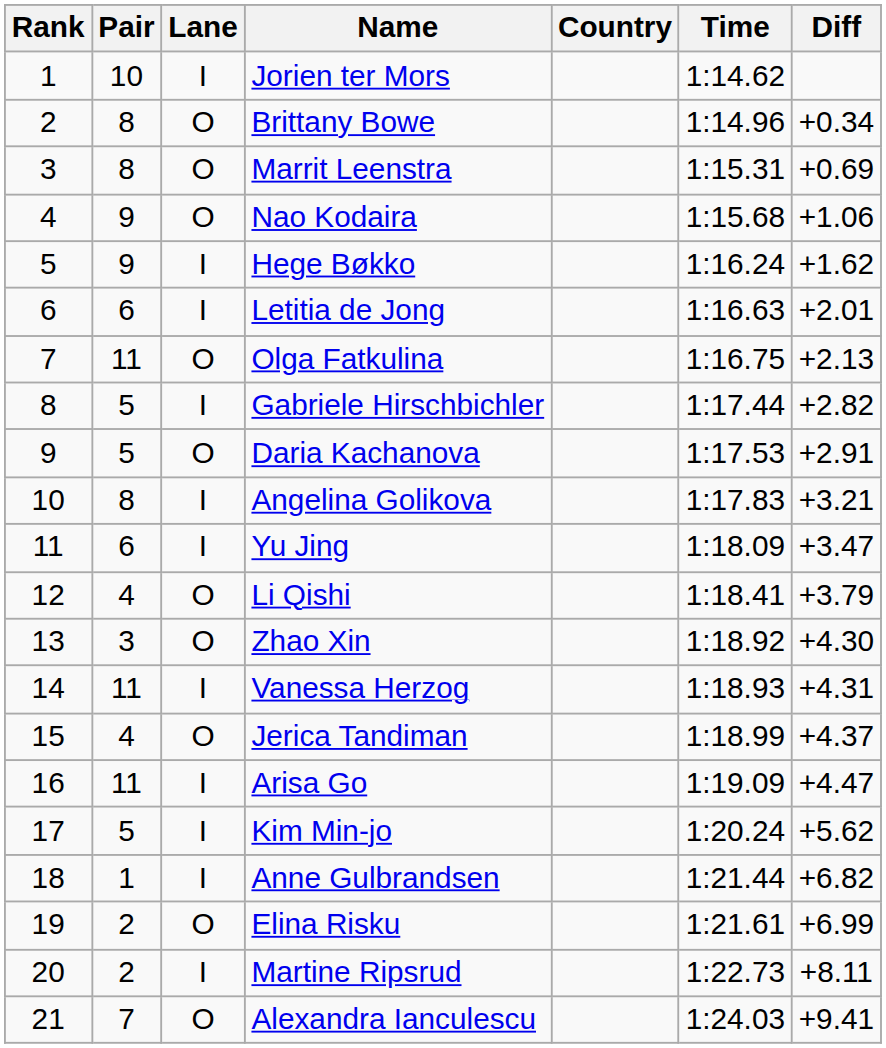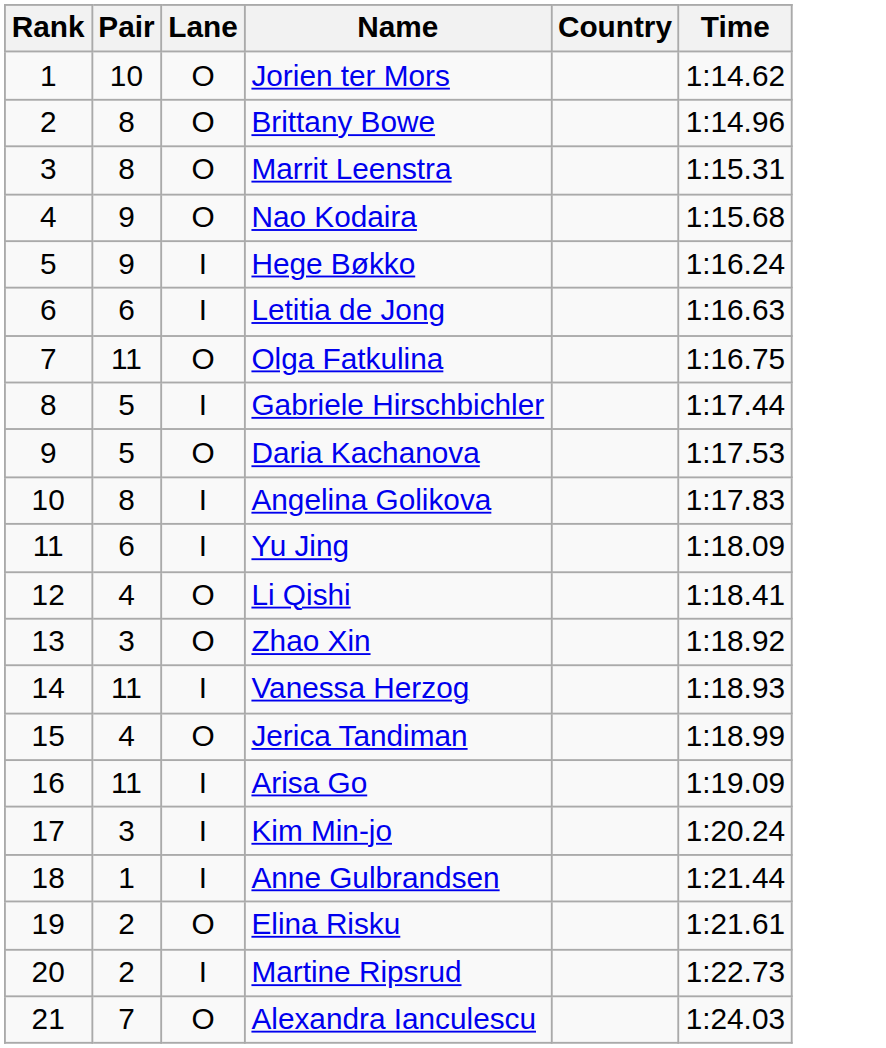- column: (836, 28)
(203, 75) I -> (203, 75) O
(126, 830) 5 -> (126, 830) 3
